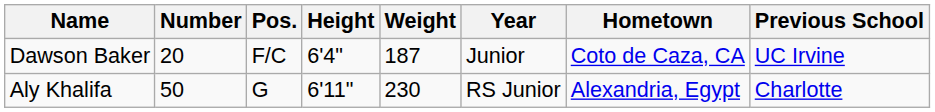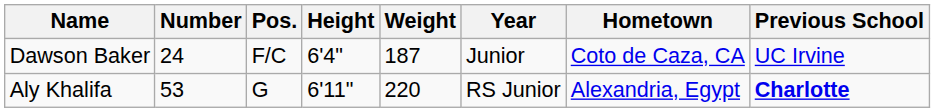(172, 55) 20 -> (172, 55) 24
(172, 90) 50 -> (172, 90) 53
(402, 90) 230 -> (402, 90) 220
(799, 90) normal -> (802, 90) bold
